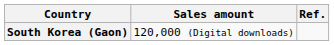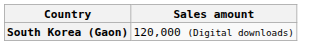- column: (313, 14)
